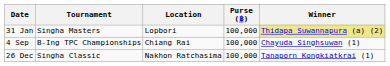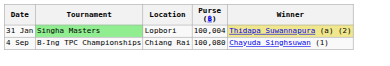(69, 31) no background -> (69, 31) lightgreen background
(241, 31) 100,000 -> (210, 31) 100,004
(241, 44) 100,000 -> (210, 44) 100,080
- row: (20, 56)
